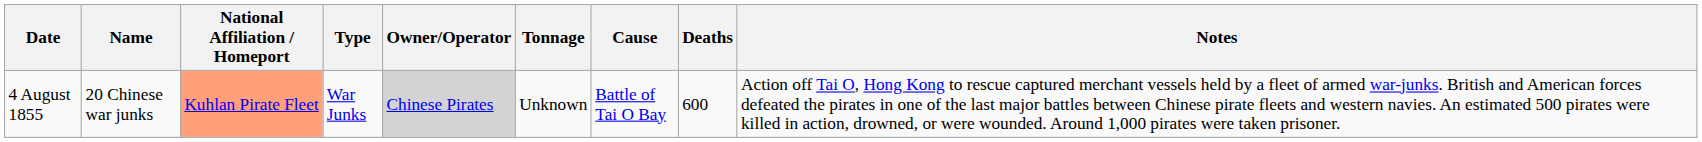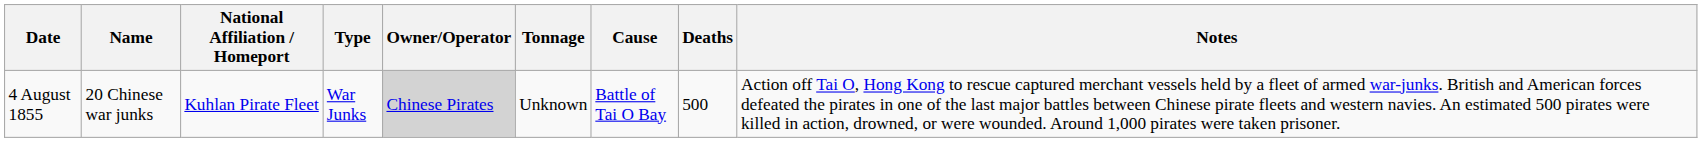(252, 103) lightsalmon background -> (252, 103) no background
(695, 103) 600 -> (695, 103) 500
